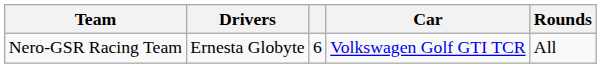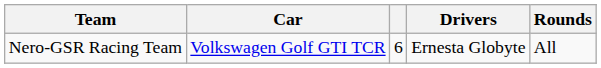columns swapped: (428, 18) <-> (248, 18)
